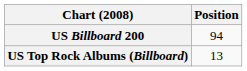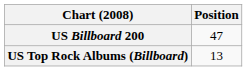(216, 35) 94 -> (216, 35) 47
